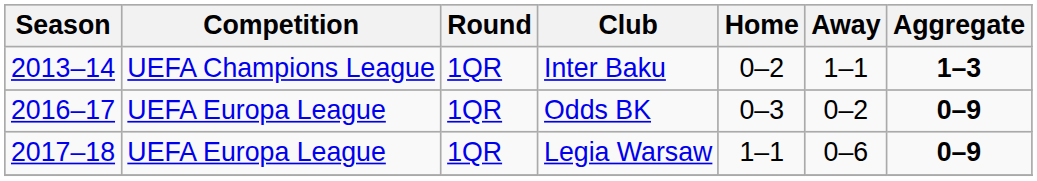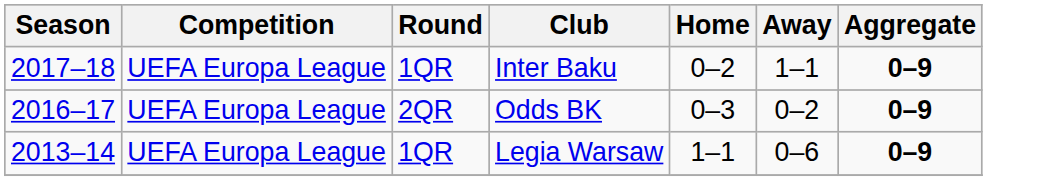(63, 68) 2013–14 -> (63, 68) 2017–18
(281, 68) UEFA Champions League -> (257, 68) UEFA Europa League
(959, 68) 1–3 -> (910, 68) 0–9
(475, 110) 1QR -> (426, 110) 2QR
(63, 152) 2017–18 -> (63, 152) 2013–14
